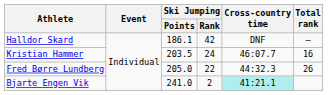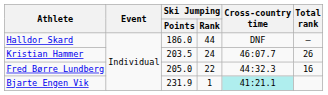(179, 40) 186.1 -> (179, 40) 186.0
(210, 40) 42 -> (210, 40) 44
(308, 54) 16 -> (308, 54) 26
(308, 69) 26 -> (308, 69) 16
(179, 83) 241.0 -> (179, 83) 231.9
(210, 83) 2 -> (210, 83) 1
